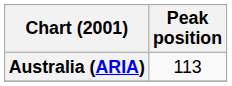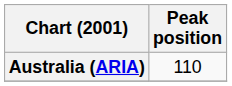(188, 66) 113 -> (188, 66) 110
